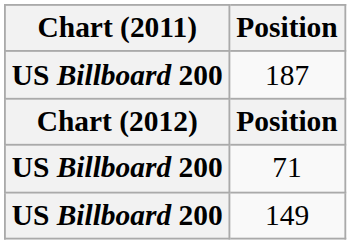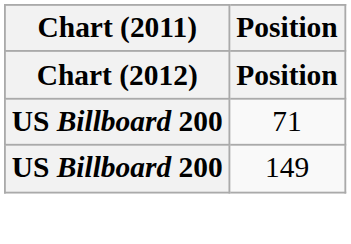- row: (287, 74)
